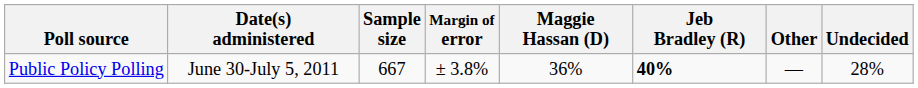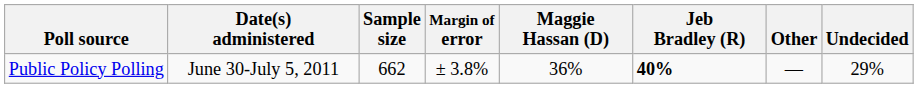(392, 68) 667 -> (392, 68) 662
(867, 68) 28% -> (867, 68) 29%
